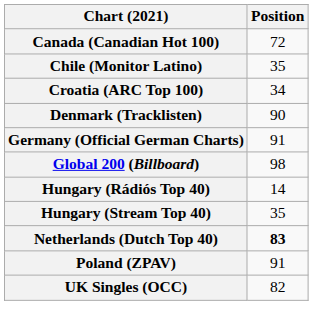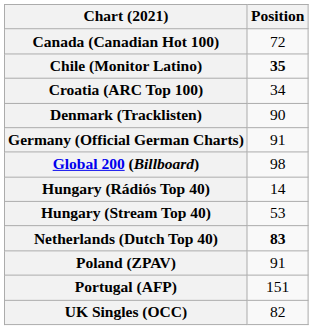(278, 66) normal -> (278, 66) bold
(278, 213) 35 -> (278, 213) 53
+ row: (126, 287)
